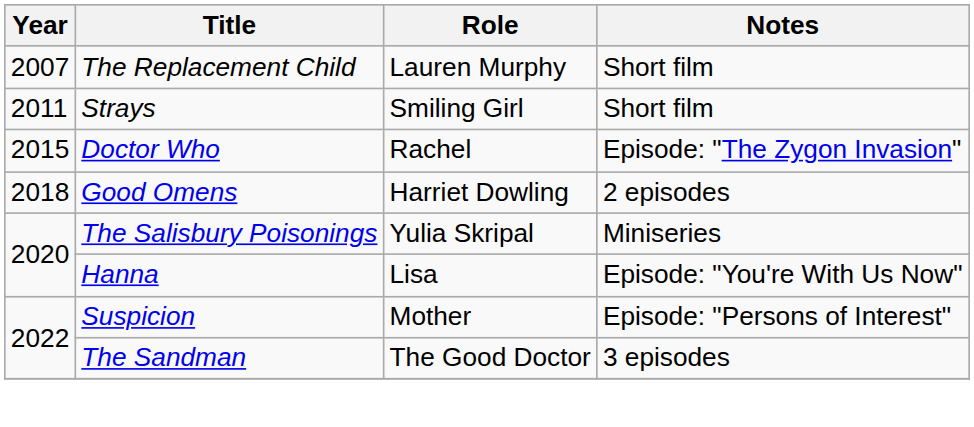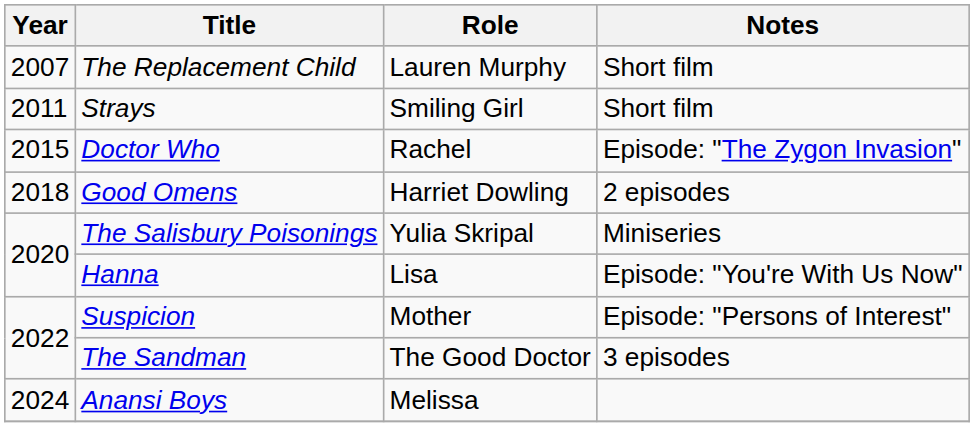+ row: (154, 399)
